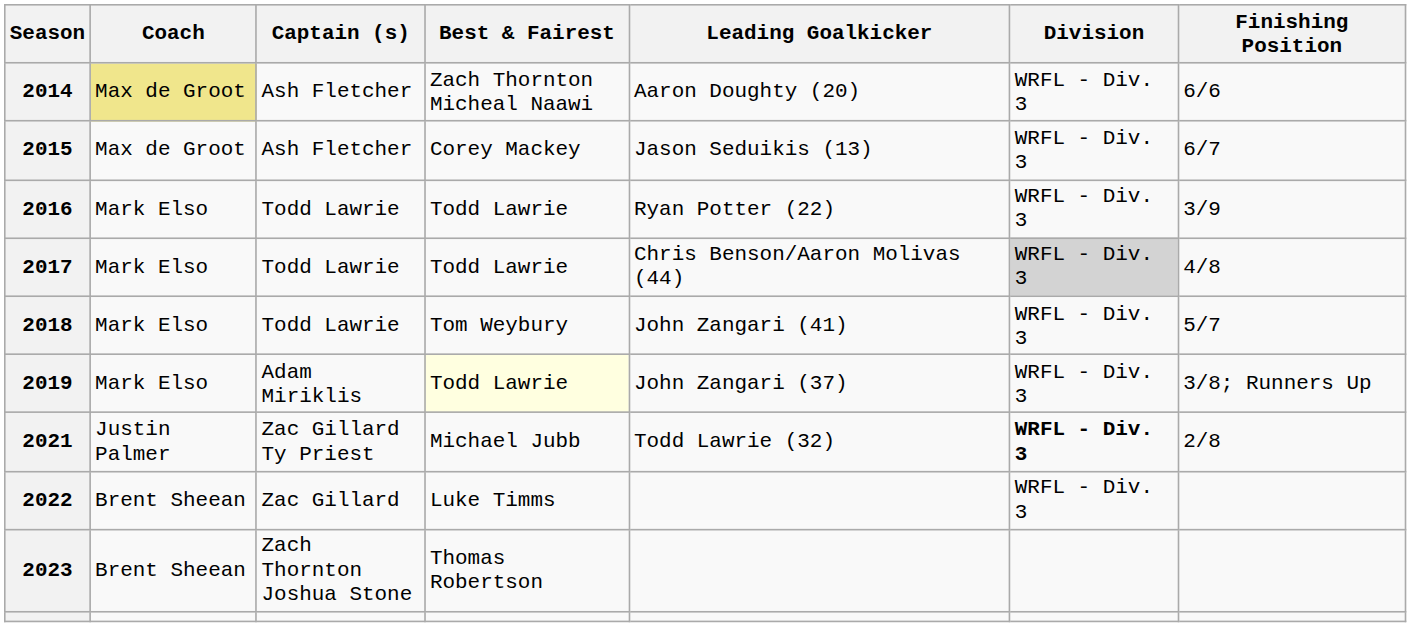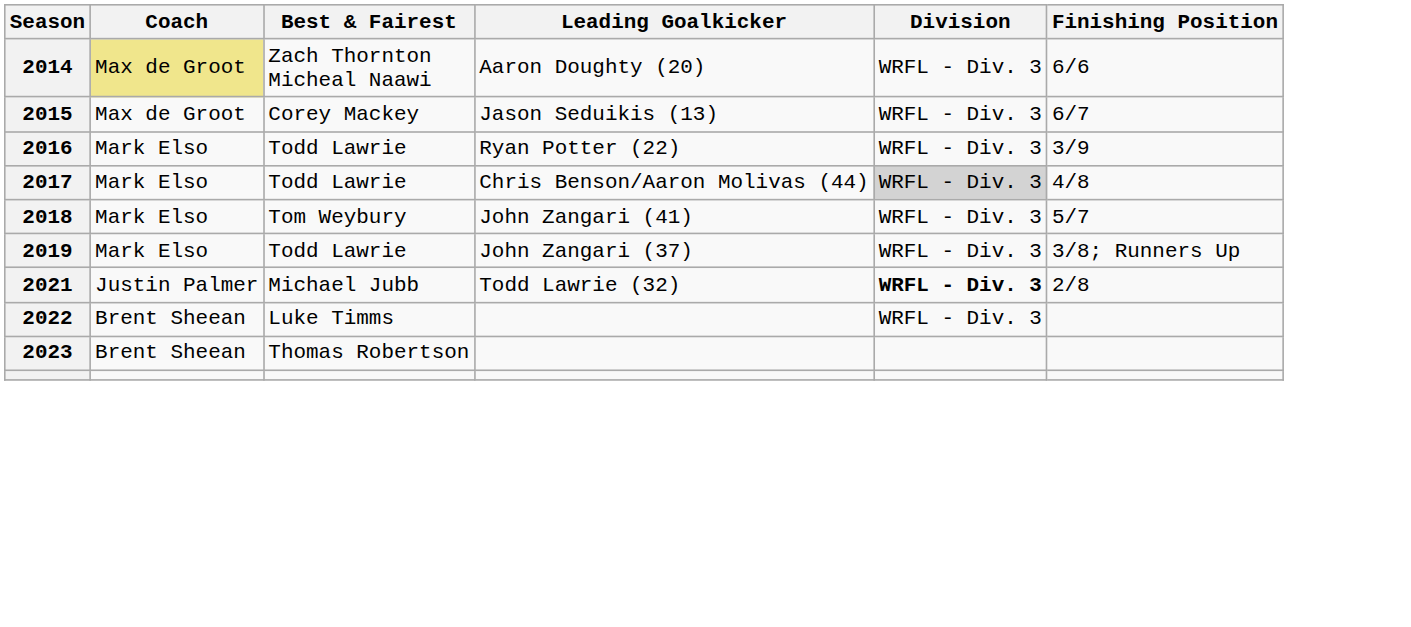- column: (341, 34)
(499, 384) lightyellow background -> (337, 251) no background
